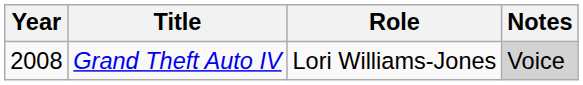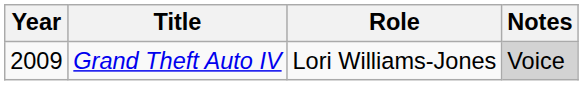(36, 60) 2008 -> (36, 60) 2009
